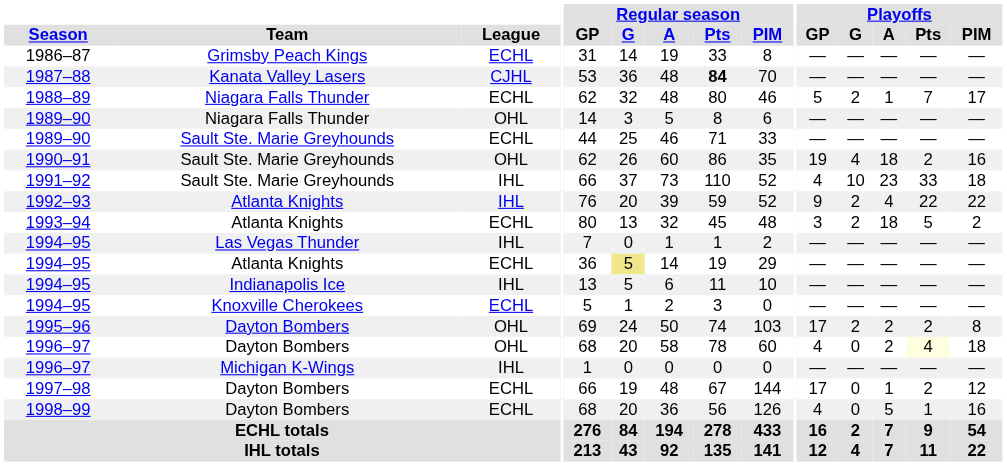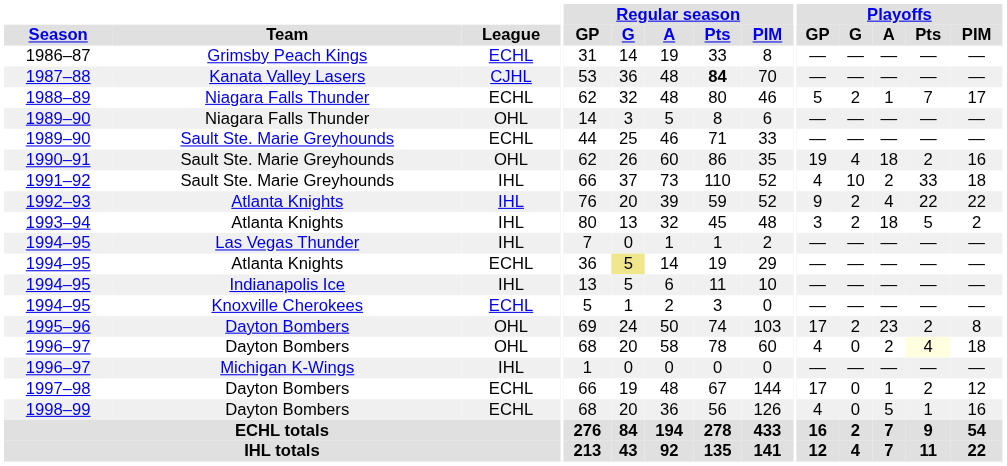(889, 180) 23 -> (889, 180) 2
(511, 222) ECHL -> (511, 222) IHL
(889, 326) 2 -> (889, 326) 23
